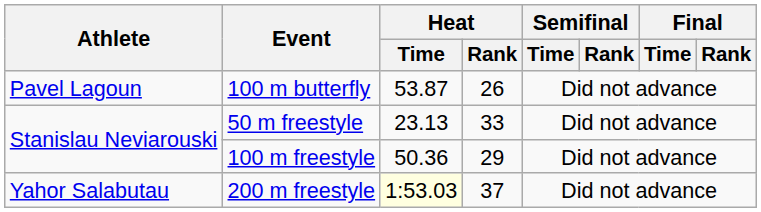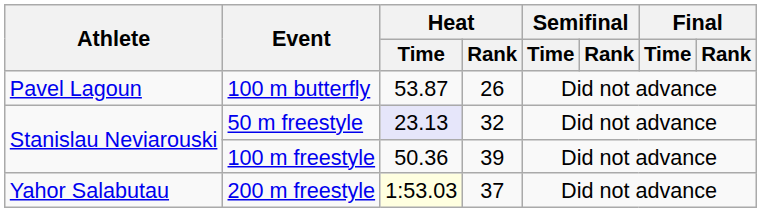(421, 123) no background -> (421, 123) lavender background
(492, 123) 33 -> (492, 123) 32
(492, 157) 29 -> (492, 157) 39
